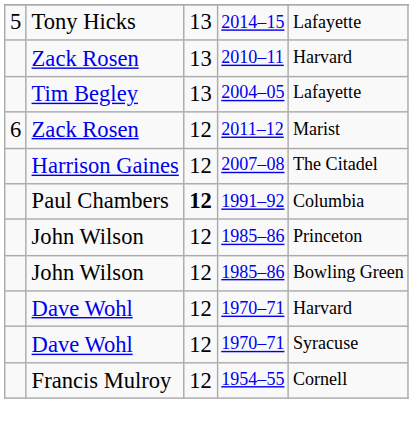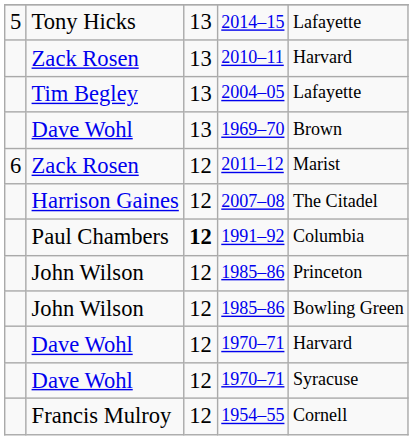+ row: (82, 129)
